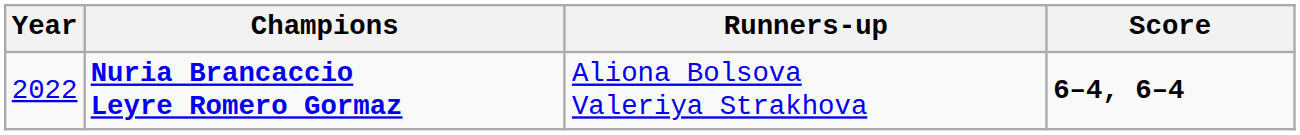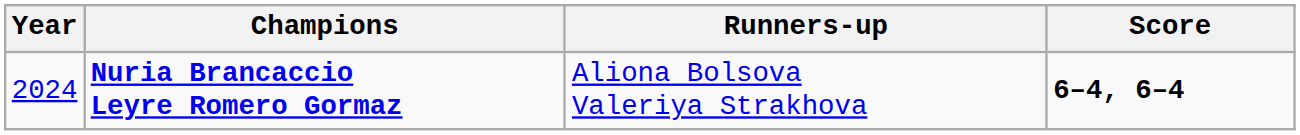(45, 90) 2022 -> (45, 90) 2024
